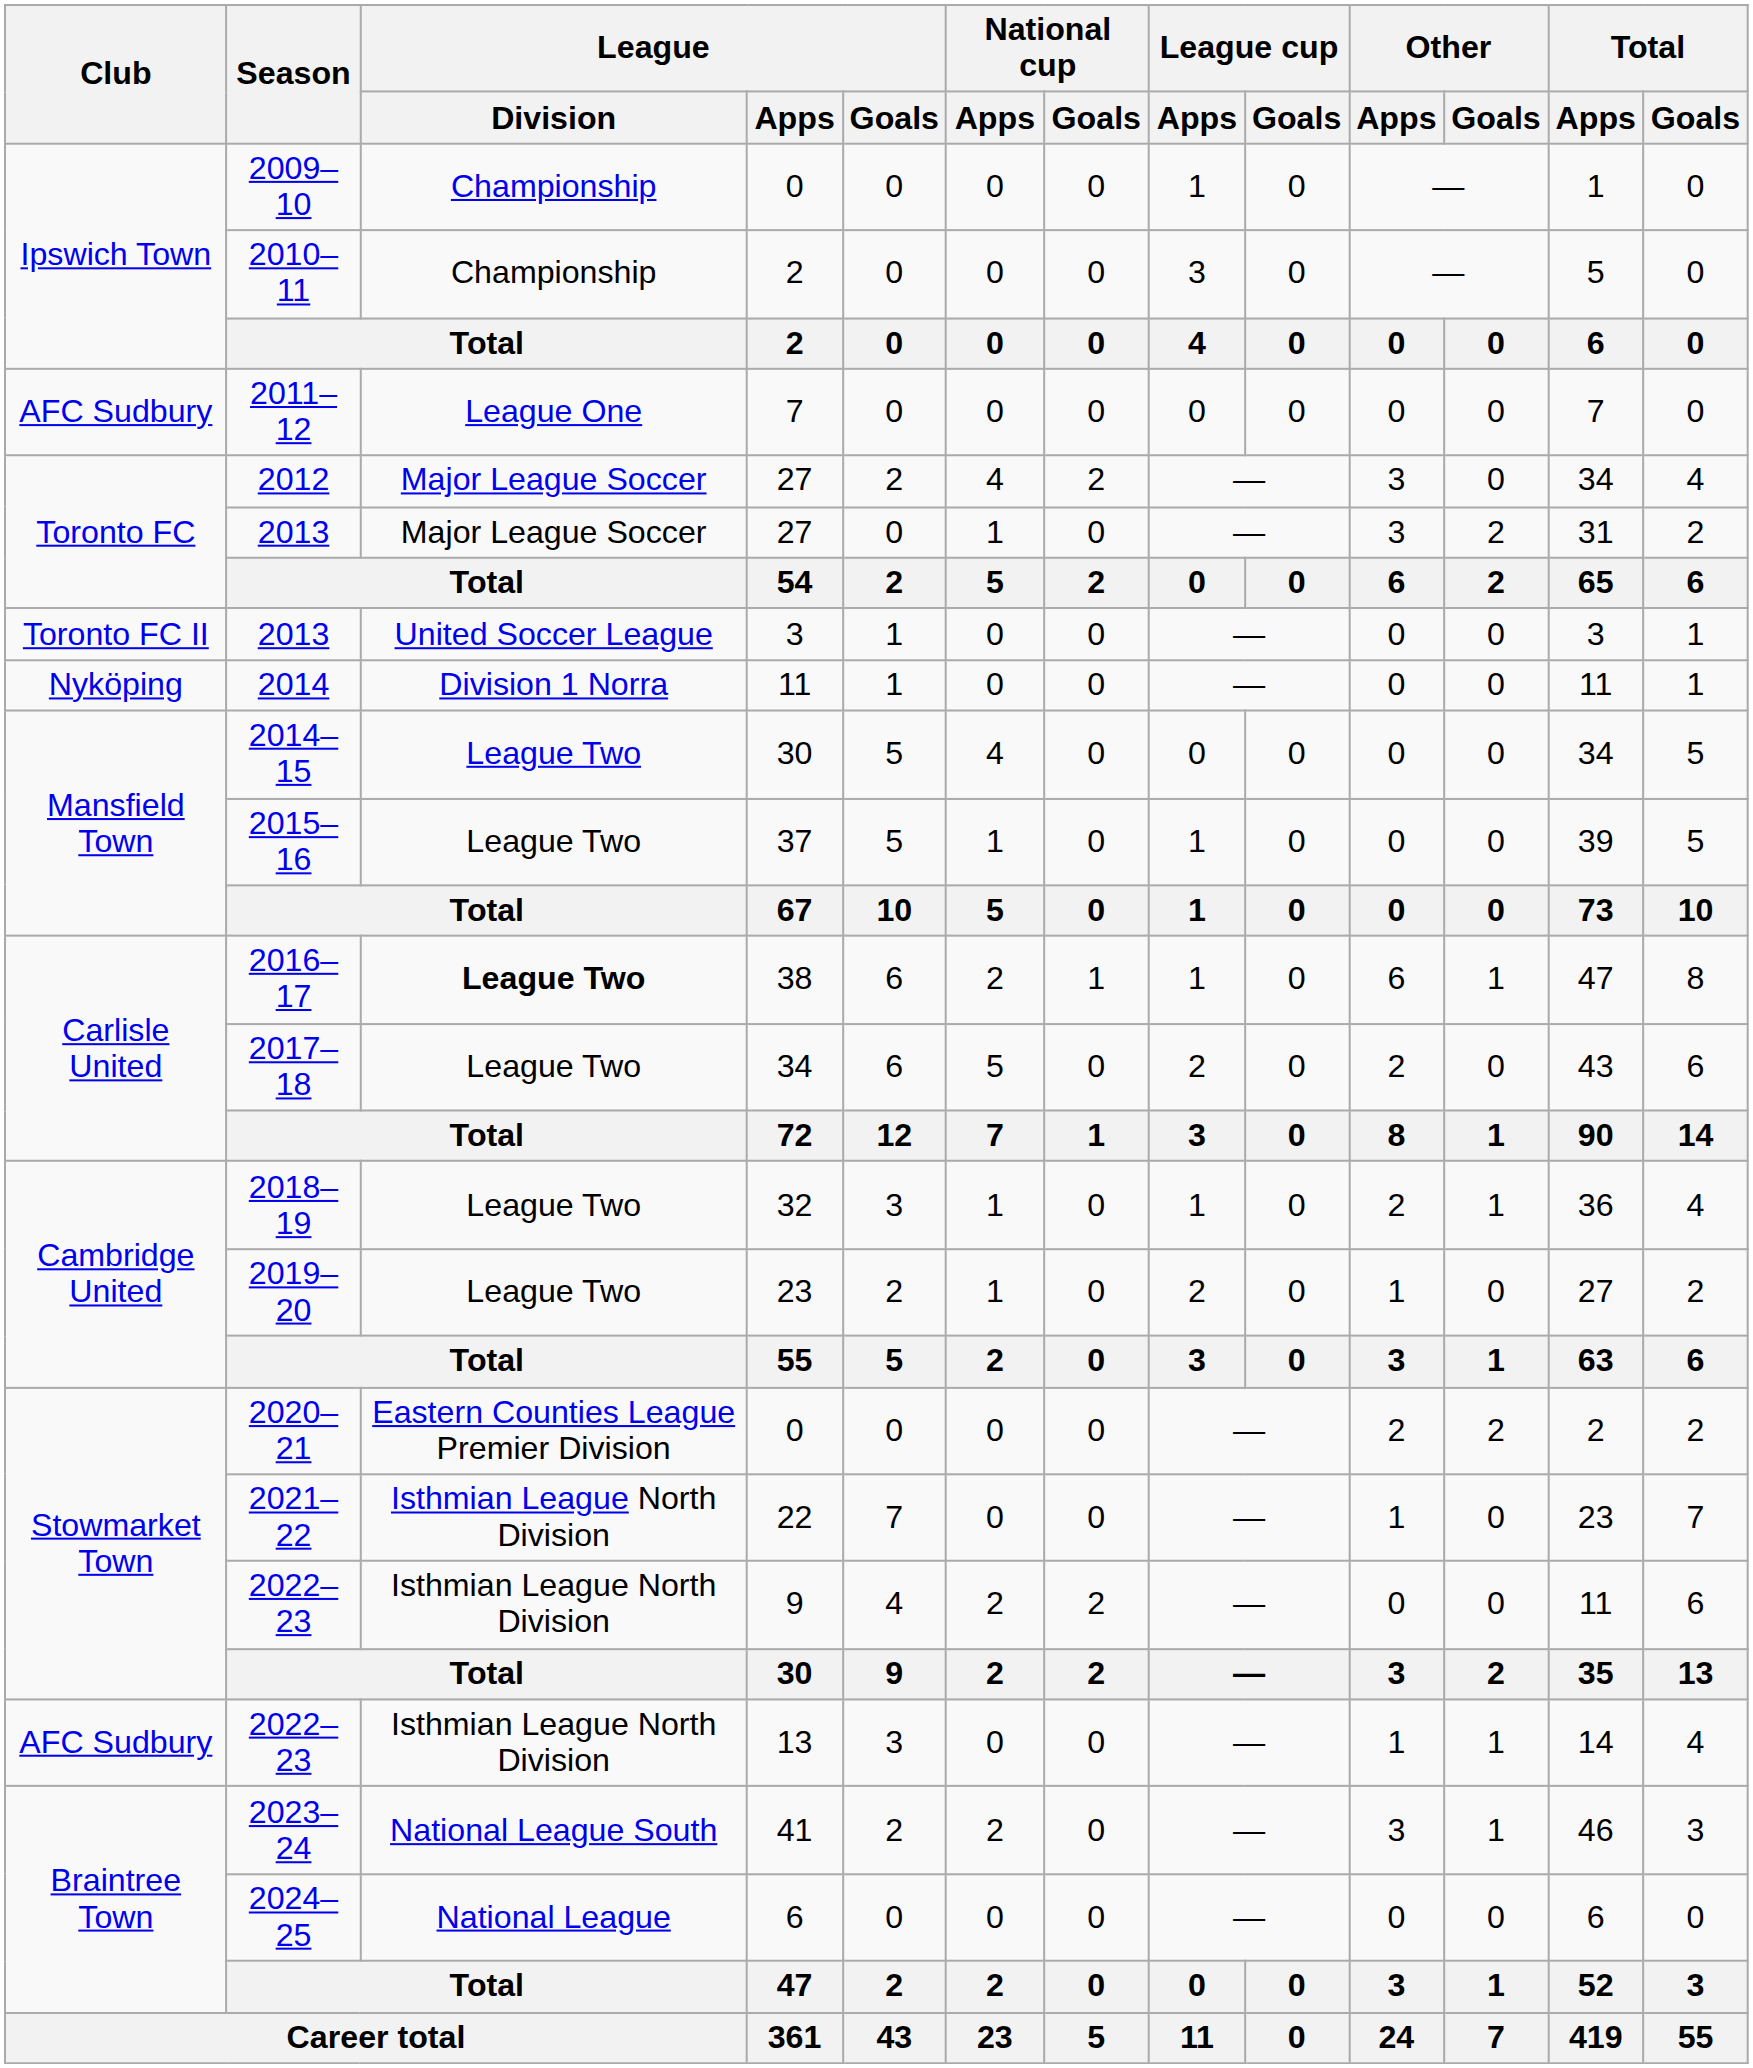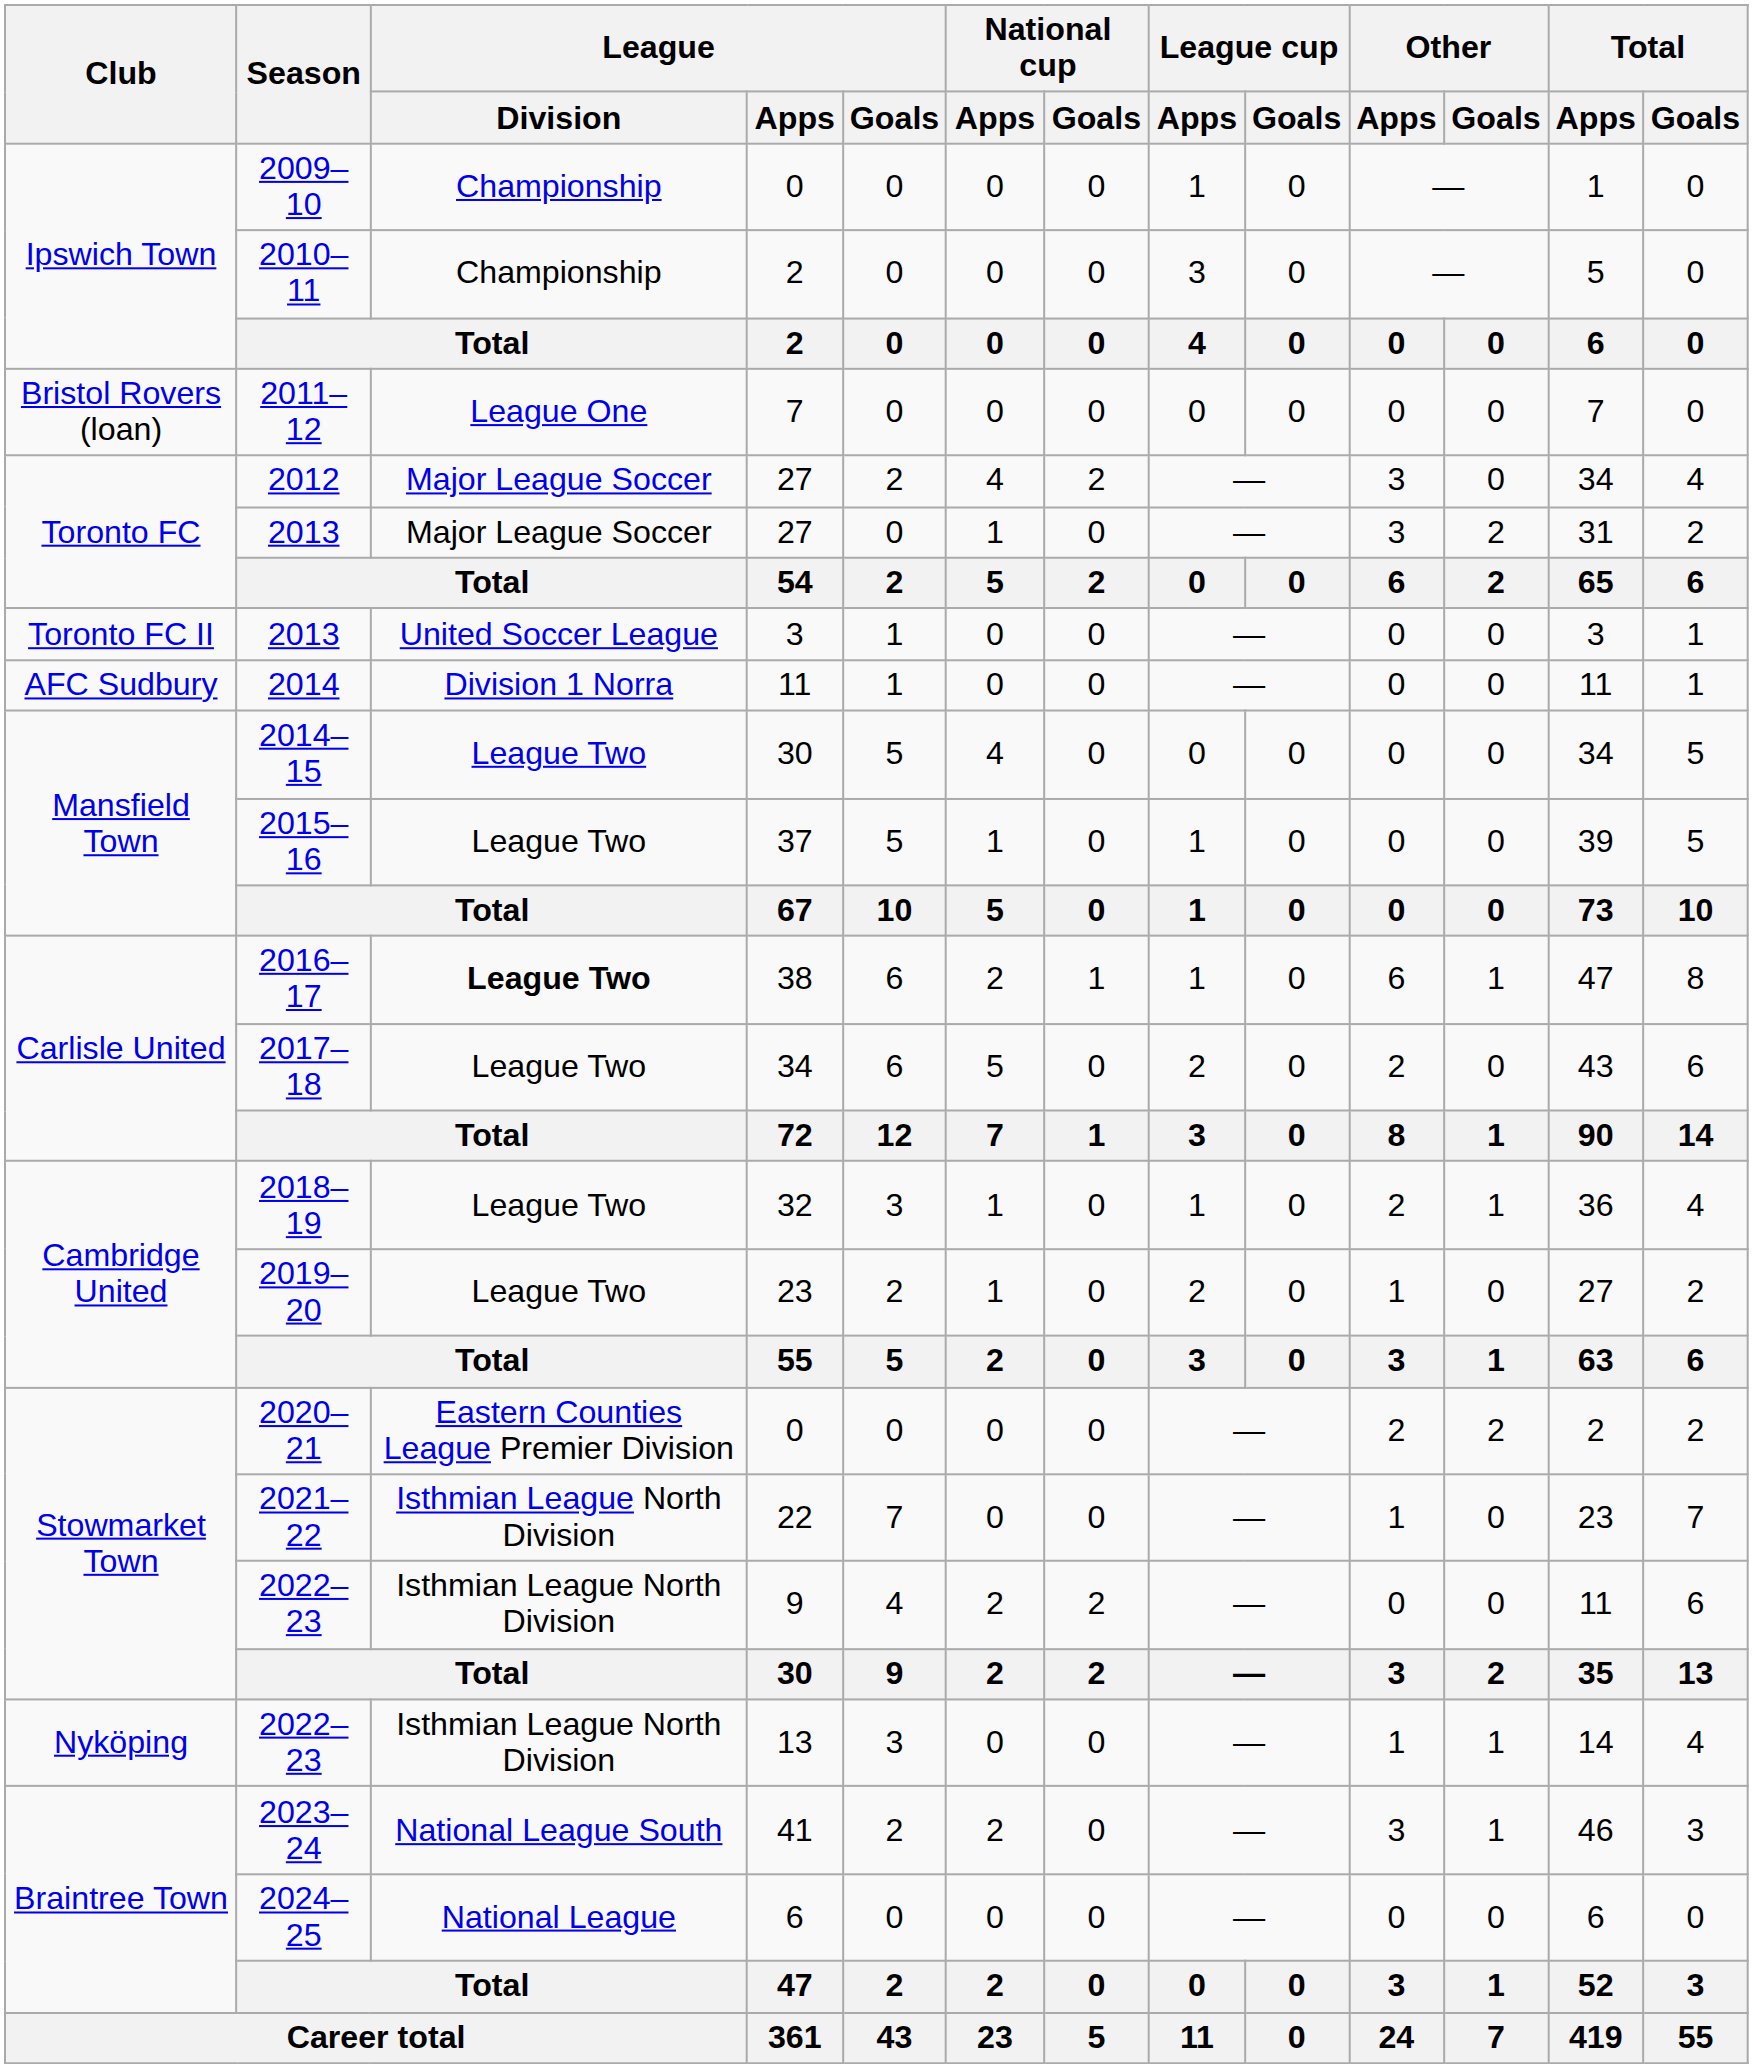(116, 411) AFC Sudbury -> (121, 411) Bristol Rovers (loan)
(116, 684) Nyköping -> (121, 684) AFC Sudbury
(116, 1742) AFC Sudbury -> (121, 1742) Nyköping
